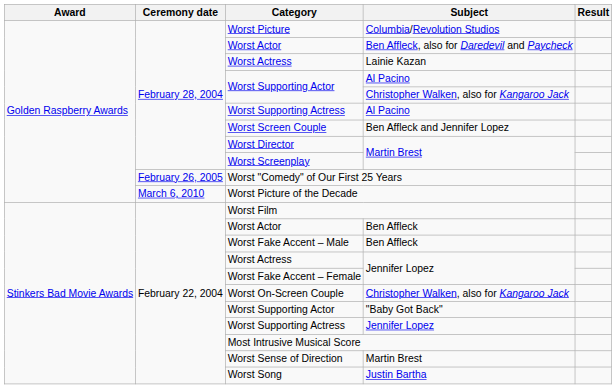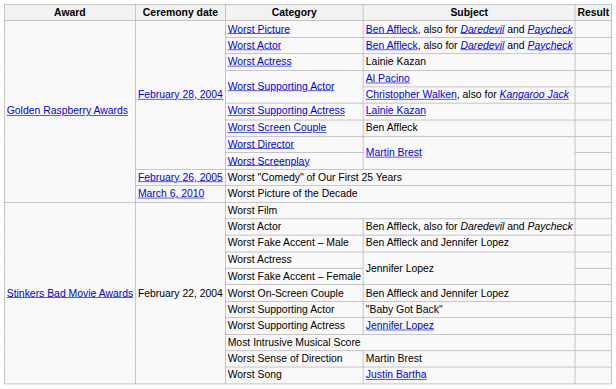(433, 29) Columbia/Revolution Studios -> (469, 29) Ben Affleck, also for Daredevil and Paycheck
(388, 111) Al Pacino -> (396, 111) Lainie Kazan
(437, 128) Ben Affleck and Jennifer Lopez -> (392, 128) Ben Affleck
(392, 227) Ben Affleck -> (469, 227) Ben Affleck, also for Daredevil and Paycheck
(392, 243) Ben Affleck -> (437, 243) Ben Affleck and Jennifer Lopez
(467, 293) Christopher Walken, also for Kangaroo Jack -> (437, 293) Ben Affleck and Jennifer Lopez
